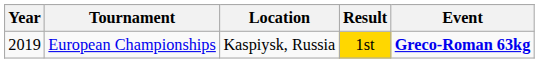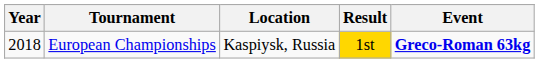(25, 44) 2019 -> (25, 44) 2018
